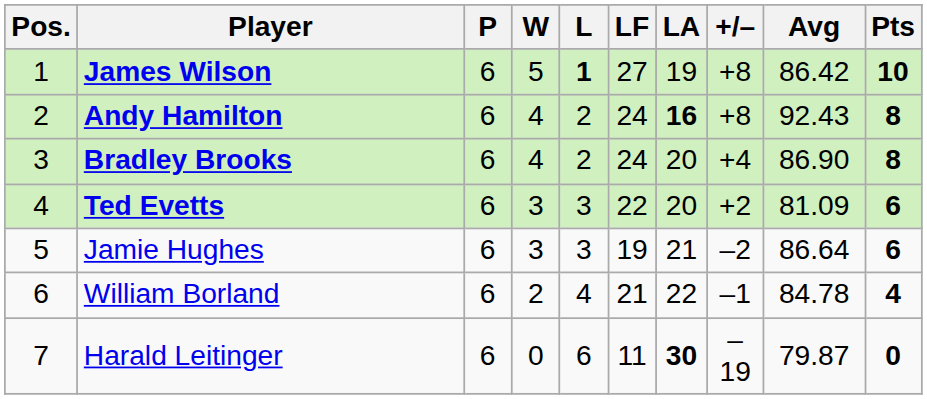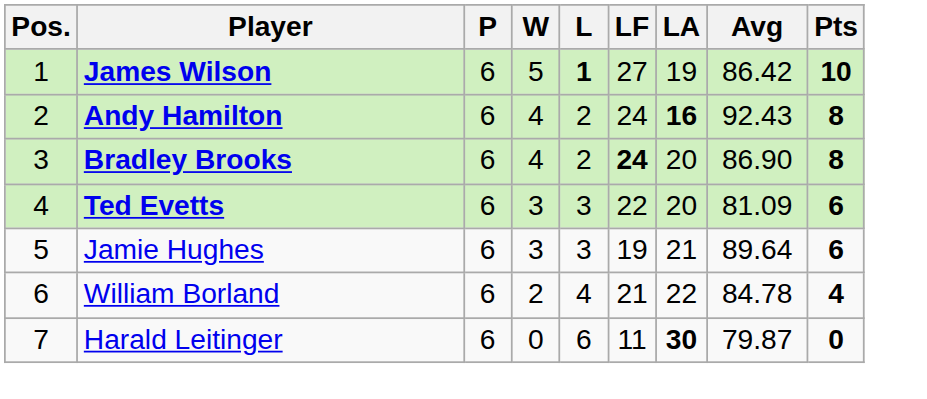- column: (735, 26)
(632, 160) normal -> (632, 160) bold
(814, 250) 86.64 -> (757, 250) 89.64
